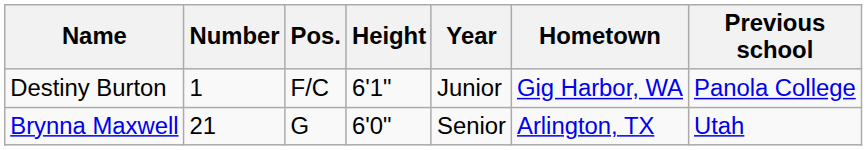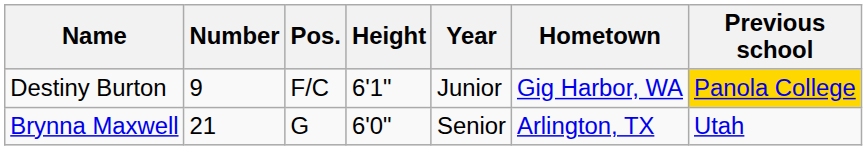(196, 88) 1 -> (196, 88) 9
(775, 88) no background -> (775, 88) gold background
